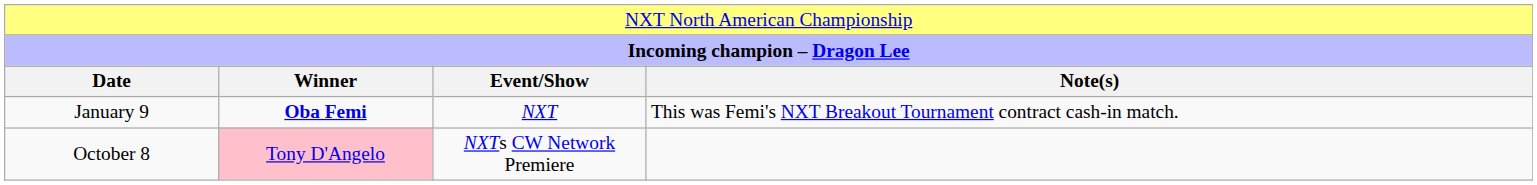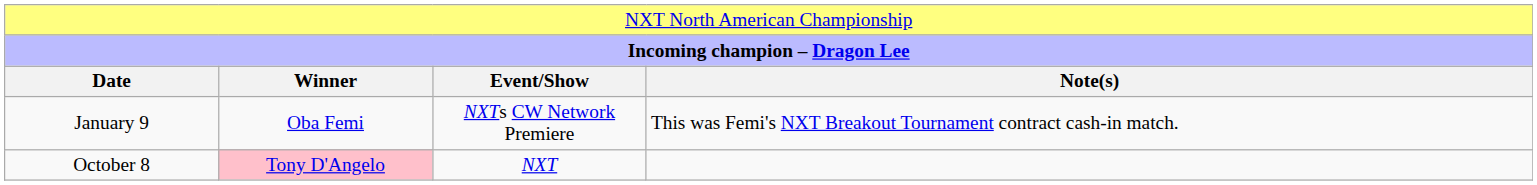(326, 111) bold -> (326, 122) normal
(539, 111) NXT -> (539, 122) NXTs CW Network Premiere
(539, 153) NXTs CW Network Premiere -> (539, 164) NXT
